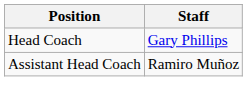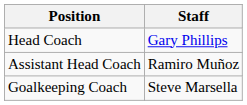+ row: (67, 87)
